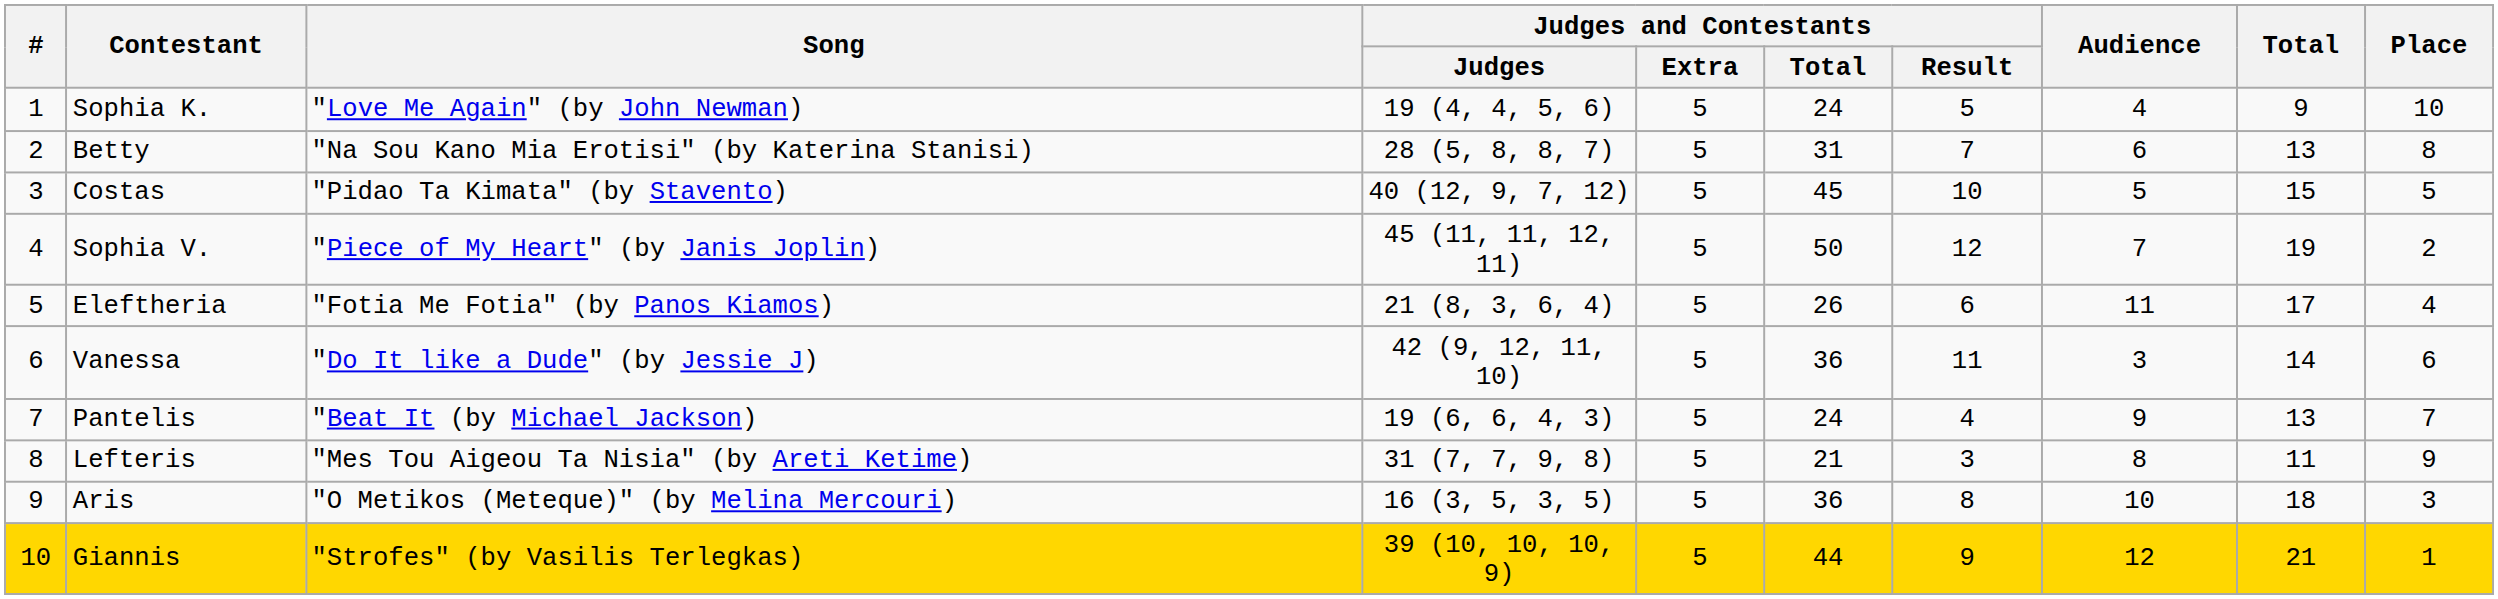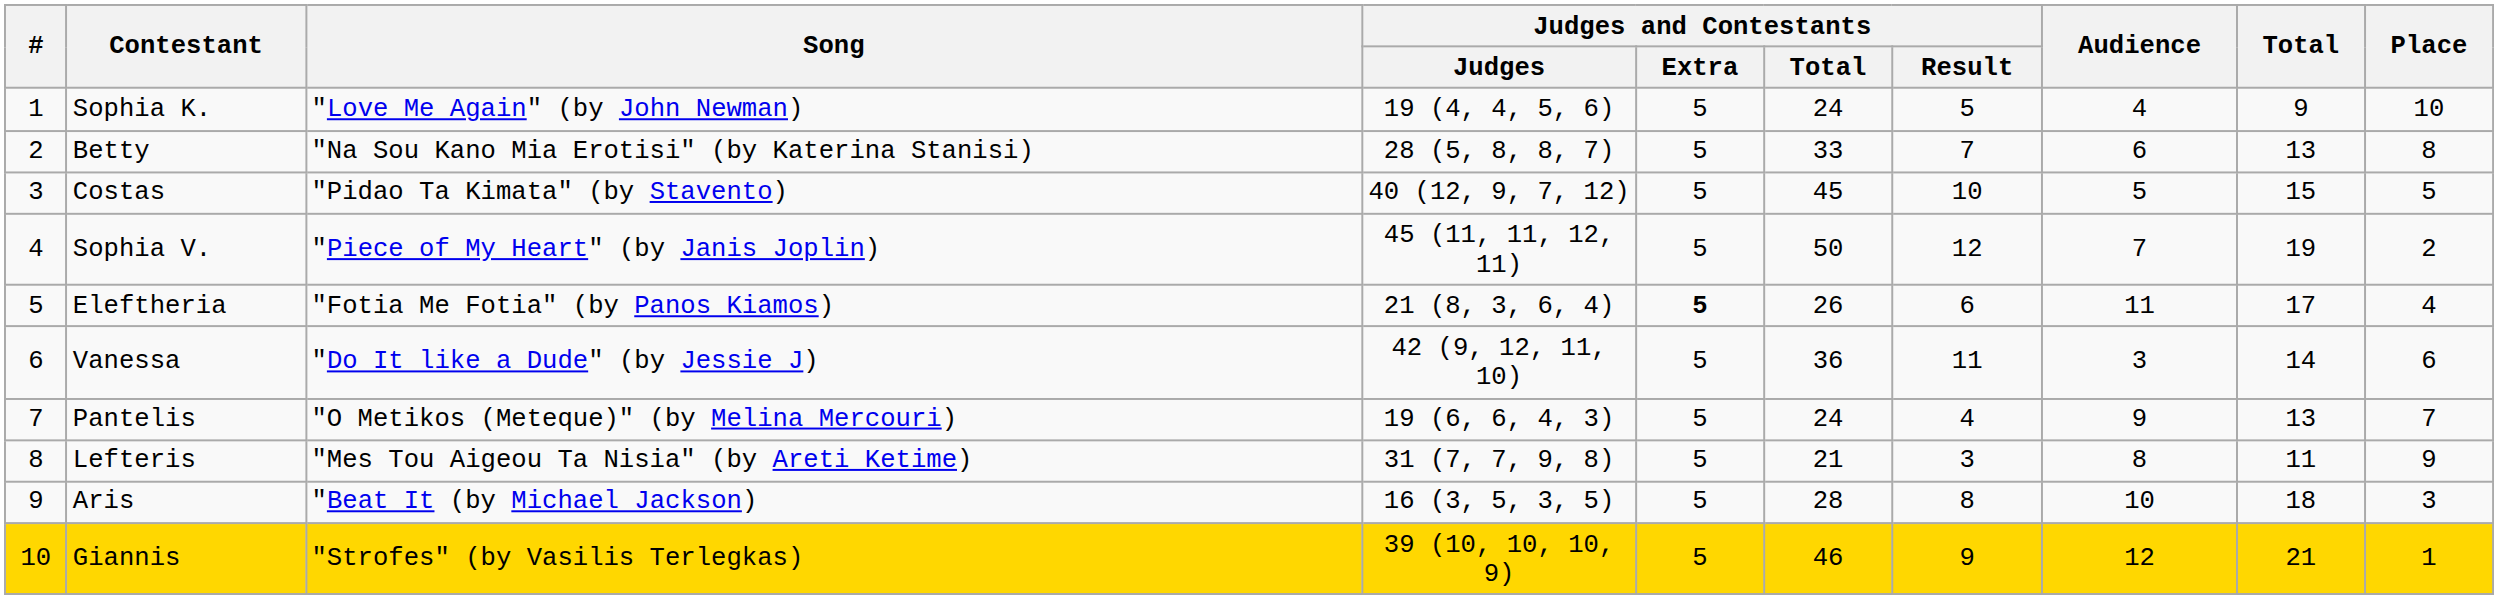(1828, 151) 31 -> (1828, 151) 33
(1700, 306) normal -> (1700, 306) bold
(534, 419) "Beat It (by Michael Jackson) -> (634, 419) "O Metikos (Meteque)" (by Melina Mercouri)
(634, 502) "O Metikos (Meteque)" (by Melina Mercouri) -> (534, 502) "Beat It (by Michael Jackson)
(1828, 502) 36 -> (1828, 502) 28
(1828, 559) 44 -> (1828, 559) 46
